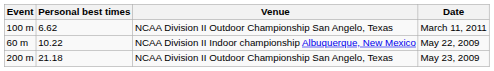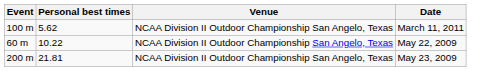(48, 27) 6.62 -> (48, 27) 5.62
(275, 43) NCAA Division II Indoor championship Albuquerque, New Mexico -> (264, 43) NCAA Division II Outdoor Championship San Angelo, Texas
(50, 58) 21.18 -> (50, 58) 21.81
